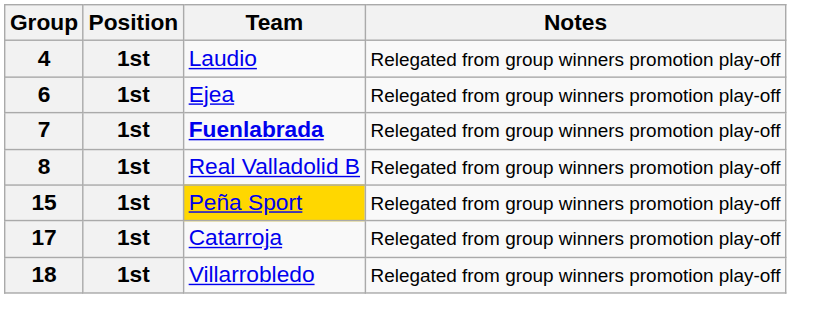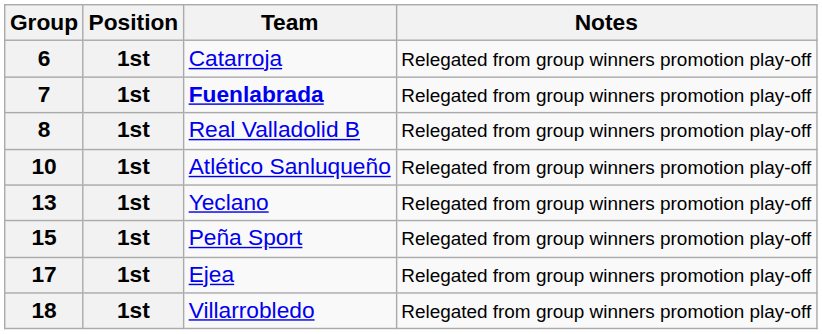- row: (44, 58)
(211, 94) Ejea -> (235, 58) Catarroja
+ row: (44, 166)
+ row: (44, 202)
(246, 202) gold background -> (246, 238) no background
(235, 238) Catarroja -> (211, 274) Ejea
